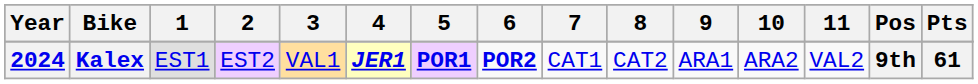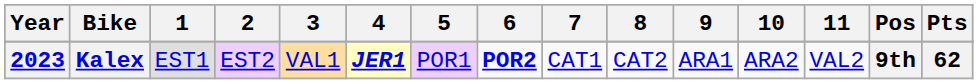(38, 60) 2024 -> (38, 60) 2023
(444, 60) bold -> (444, 60) normal
(947, 60) 61 -> (947, 60) 62
